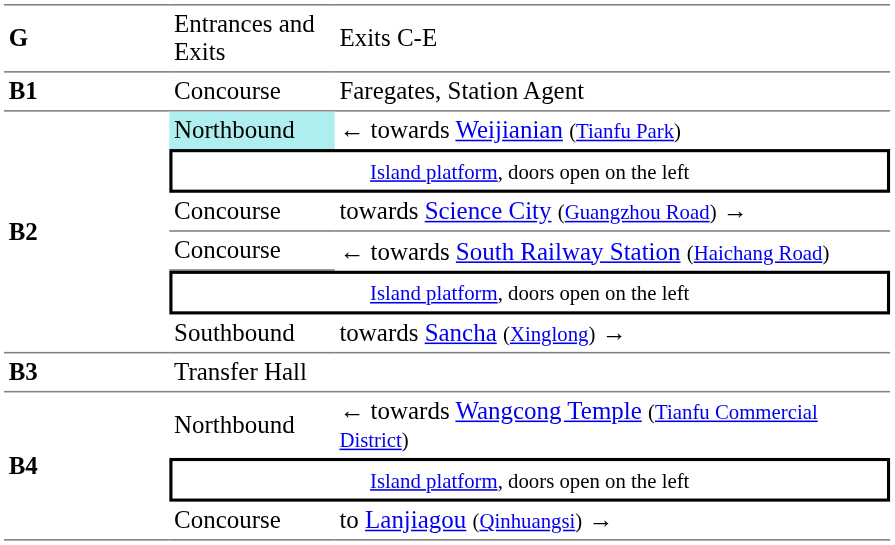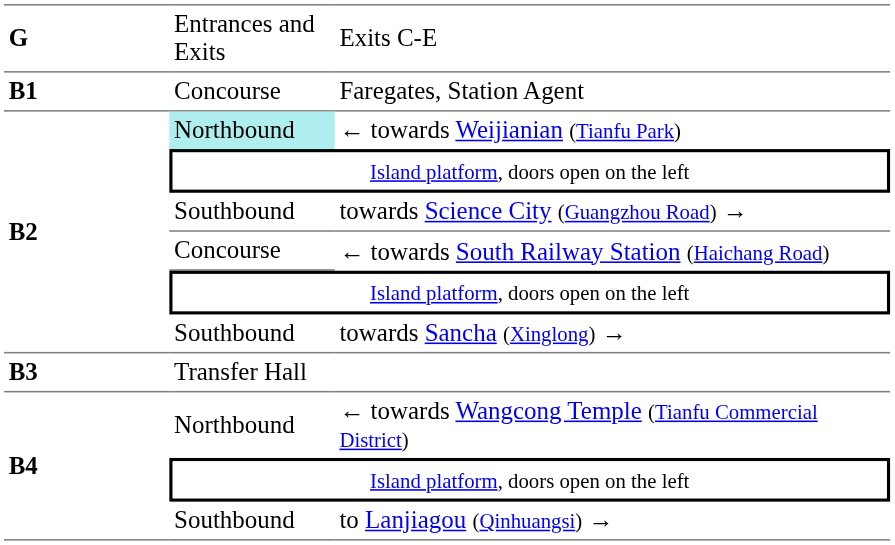(227, 211) Concourse -> (234, 211) Southbound
(227, 520) Concourse -> (234, 520) Southbound
